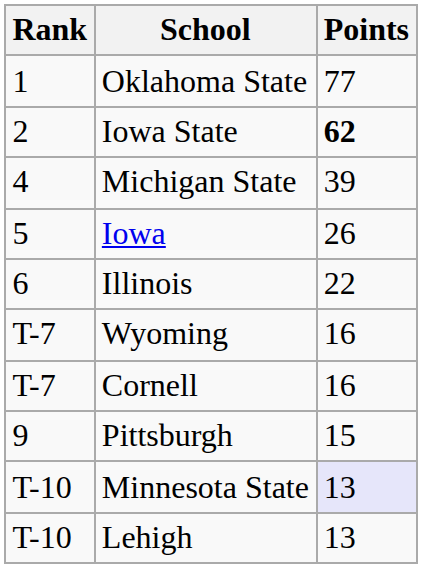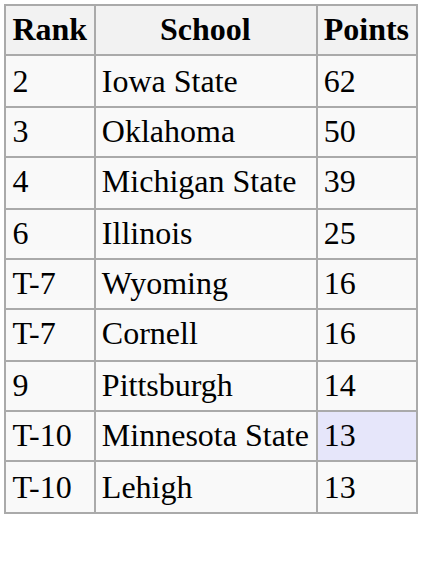- row: (204, 80)
(340, 131) bold -> (340, 80) normal
+ row: (168, 131)
- row: (134, 232)
(340, 283) 22 -> (340, 232) 25
(340, 435) 15 -> (340, 385) 14
